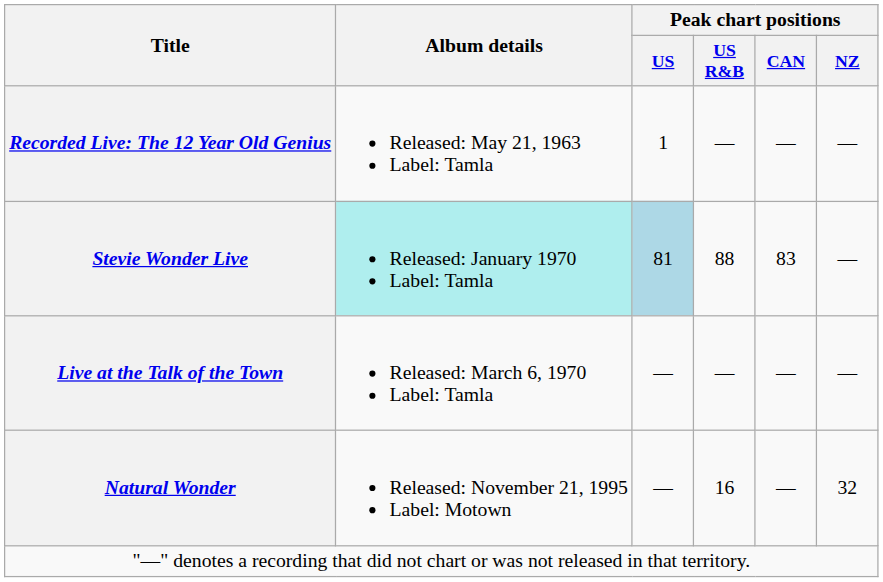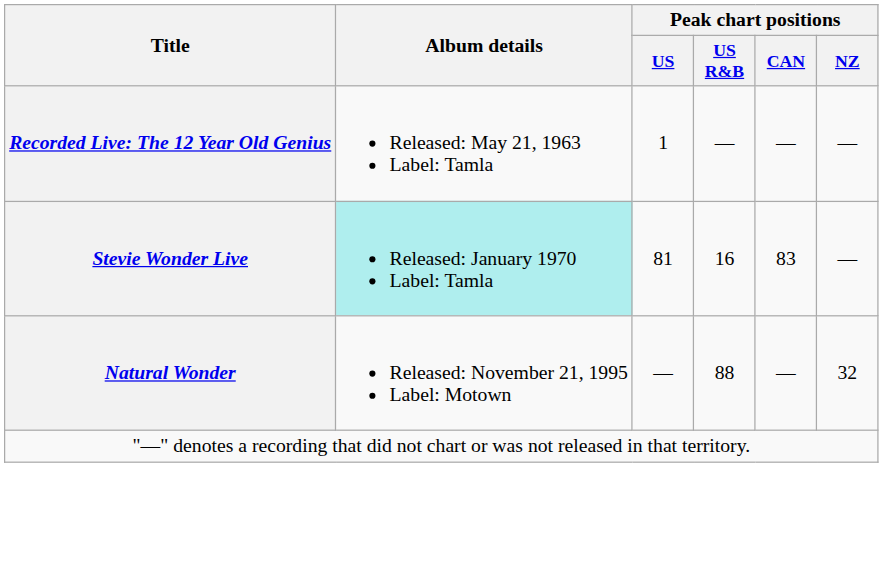(663, 258) lightblue background -> (663, 258) no background
(725, 258) 88 -> (725, 258) 16
- row: (170, 372)
(725, 487) 16 -> (725, 372) 88
